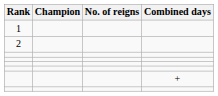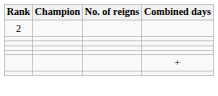- row: (18, 28)
